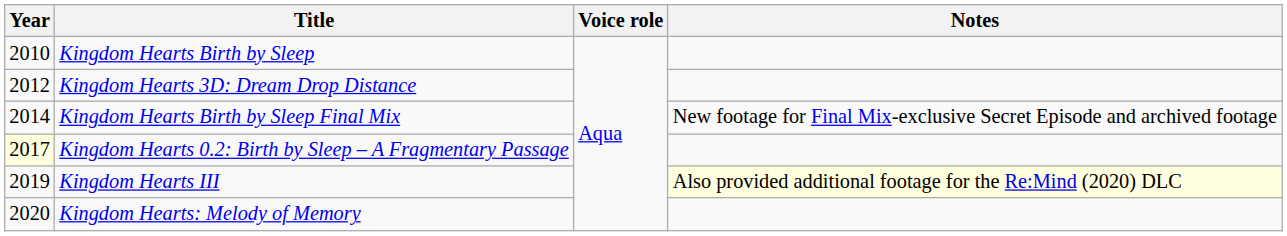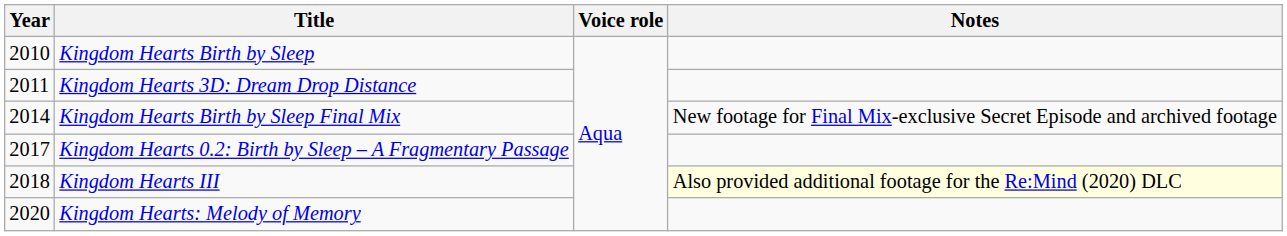(30, 85) 2012 -> (29, 85) 2011
(30, 149) lightyellow background -> (30, 149) no background
(30, 181) 2019 -> (30, 181) 2018
